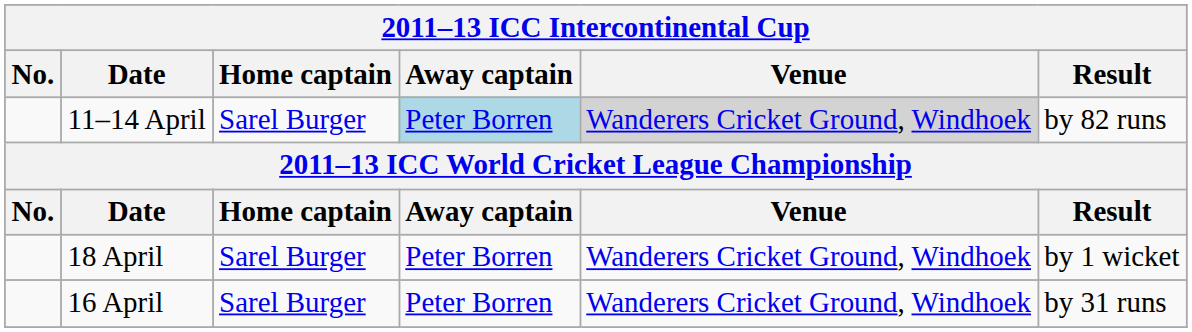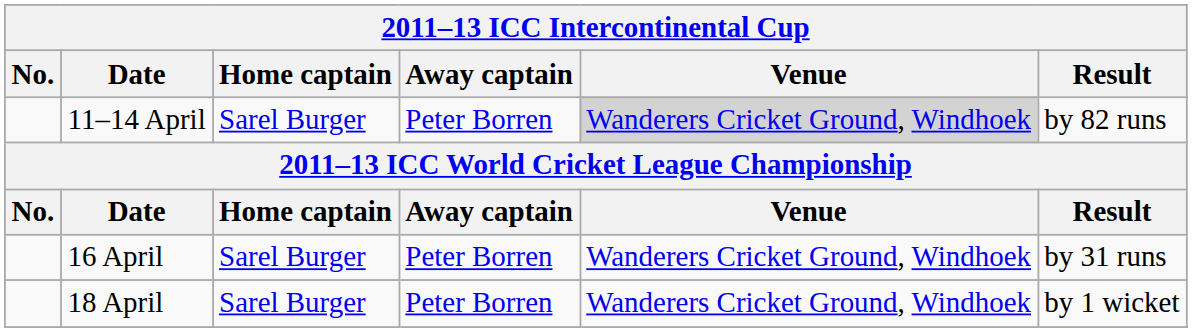(479, 119) lightblue background -> (479, 119) no background
rows swapped: (115, 303) <-> (115, 257)
